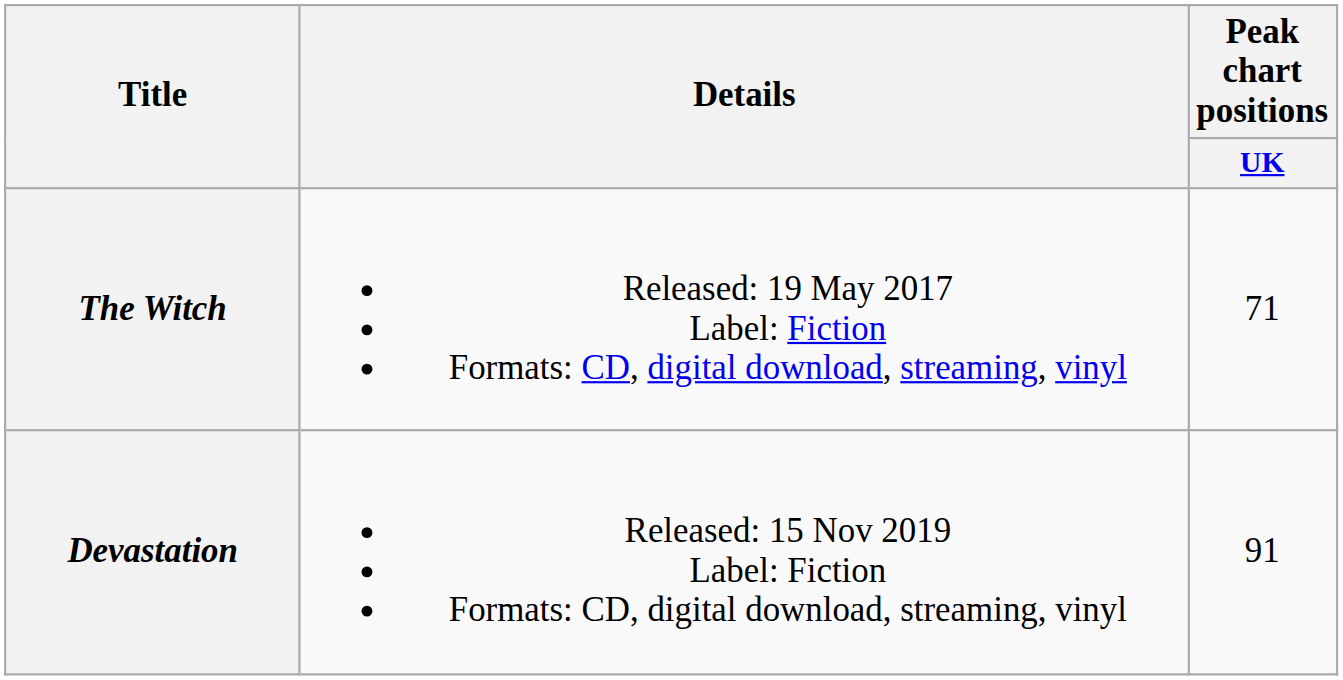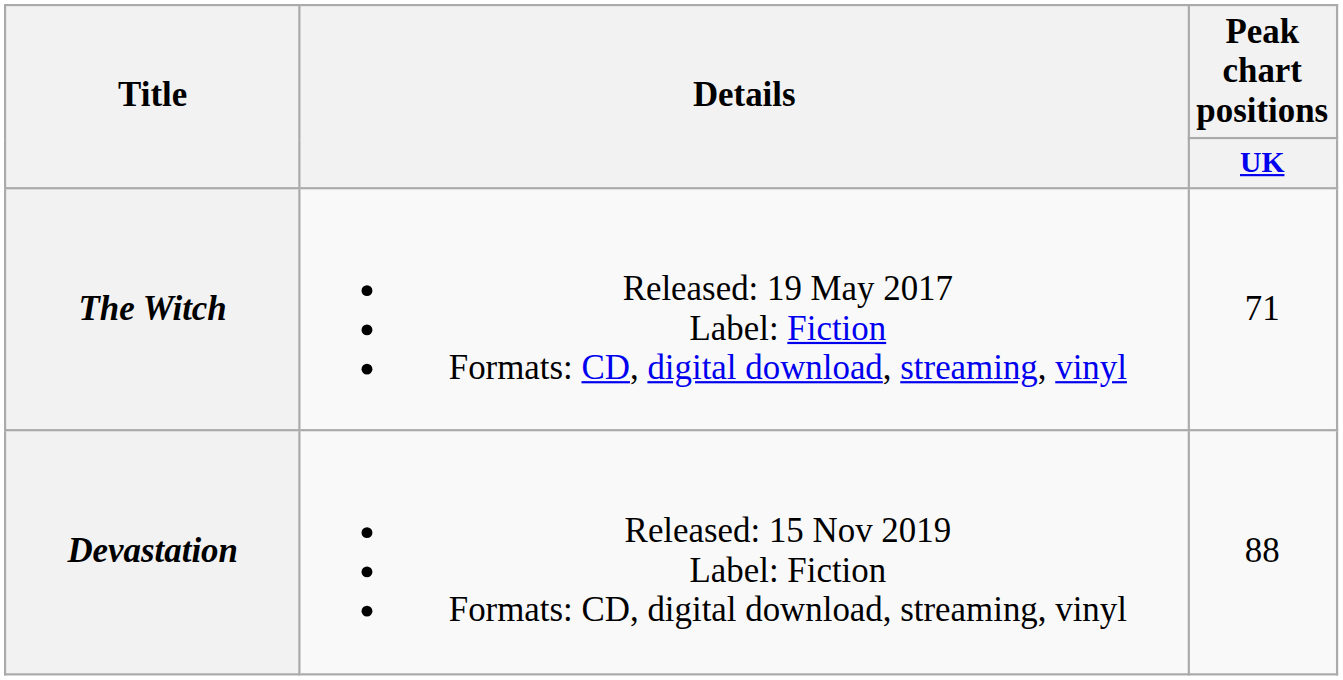(1262, 551) 91 -> (1262, 551) 88
